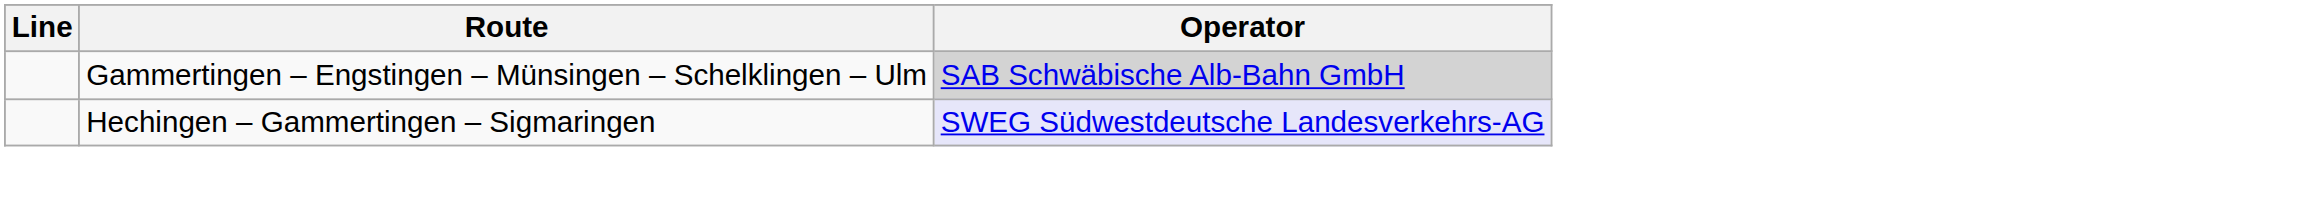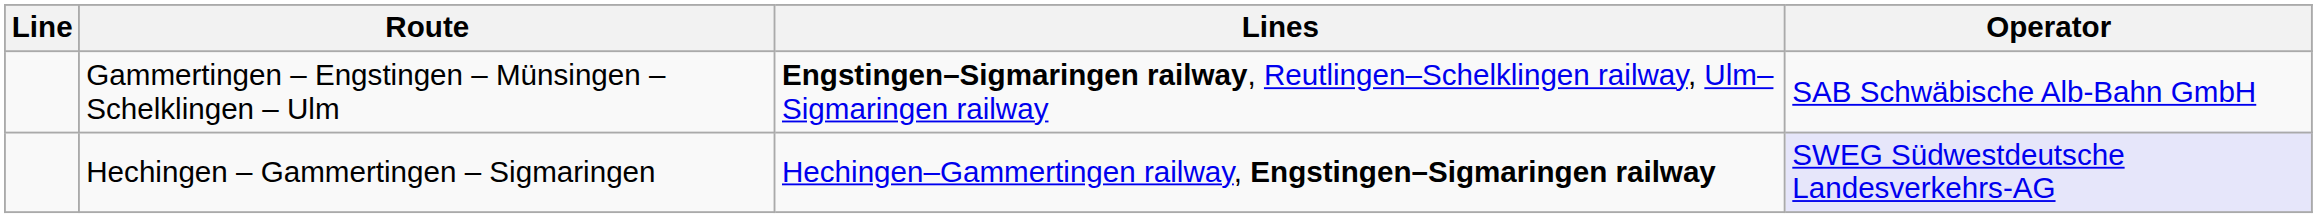+ column: (1280, 27)
(1173, 74) lightgrey background -> (2024, 91) no background
